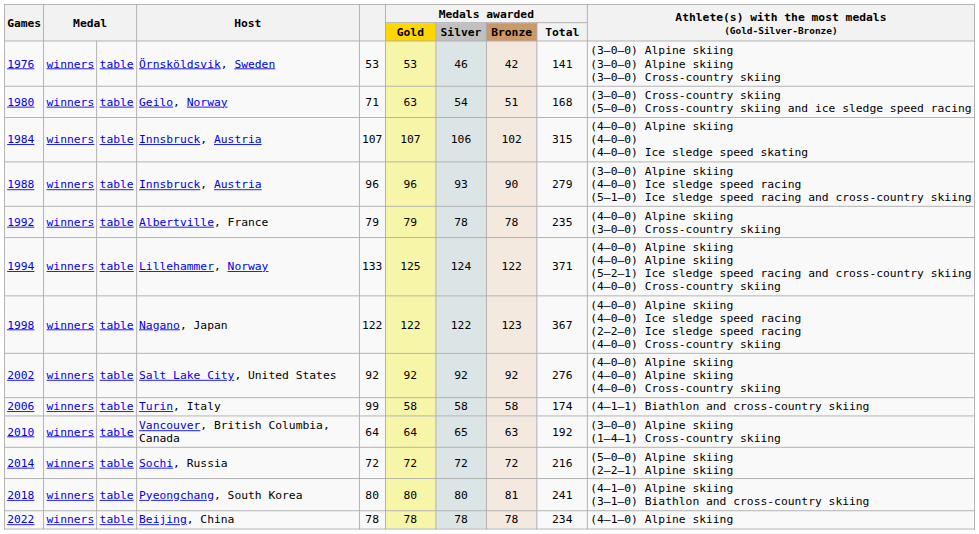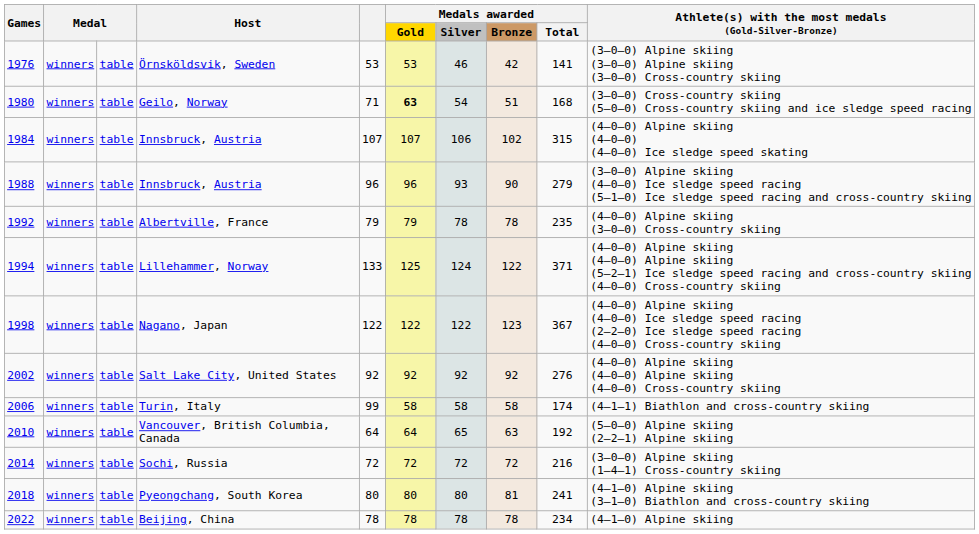(410, 102) normal -> (410, 102) bold
(686, 432) (3–0–0) Alpine skiing (1–4–1) Cross-country skiing -> (662, 432) (5–0–0) Alpine skiing (2–2–1) Alpine skiing
(662, 463) (5–0–0) Alpine skiing (2–2–1) Alpine skiing -> (686, 463) (3–0–0) Alpine skiing (1–4–1) Cross-country skiing
